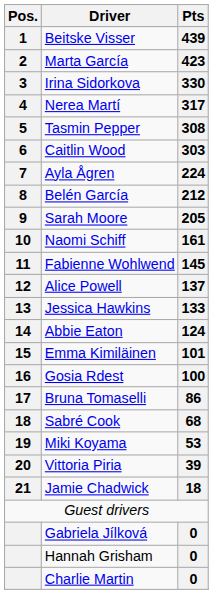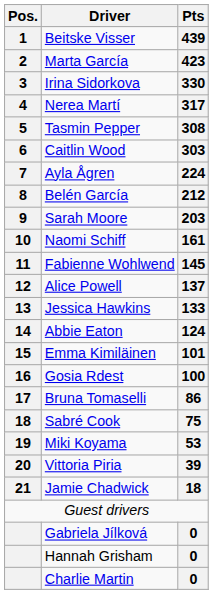(193, 218) 205 -> (193, 218) 203
(193, 421) 68 -> (193, 421) 75
